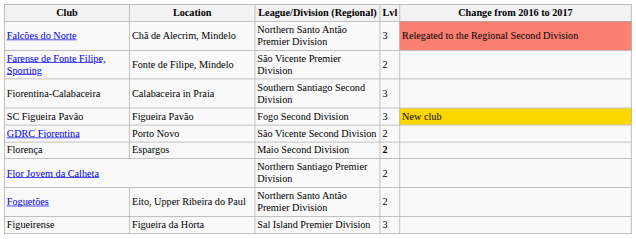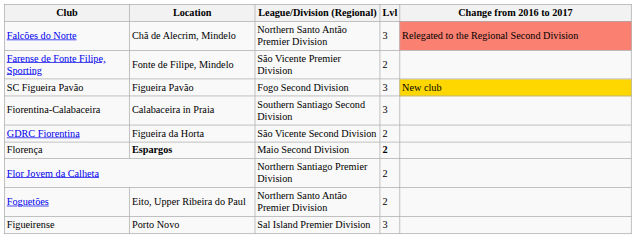rows swapped: (45, 116) <-> (54, 94)
(156, 133) Porto Novo -> (168, 133) Figueira da Horta
(151, 150) normal -> (152, 150) bold
(168, 225) Figueira da Horta -> (156, 225) Porto Novo
